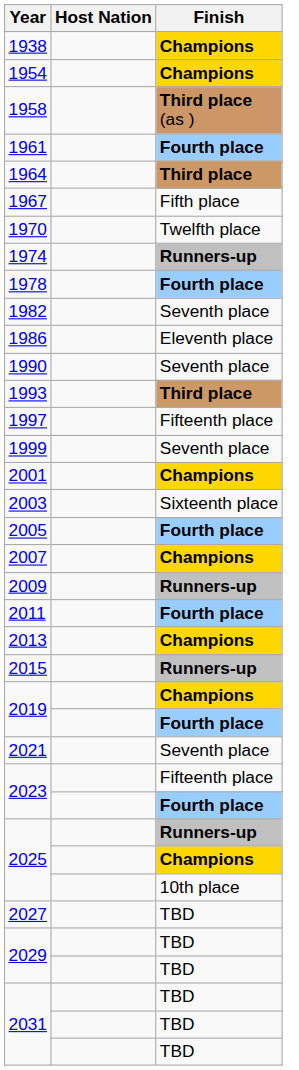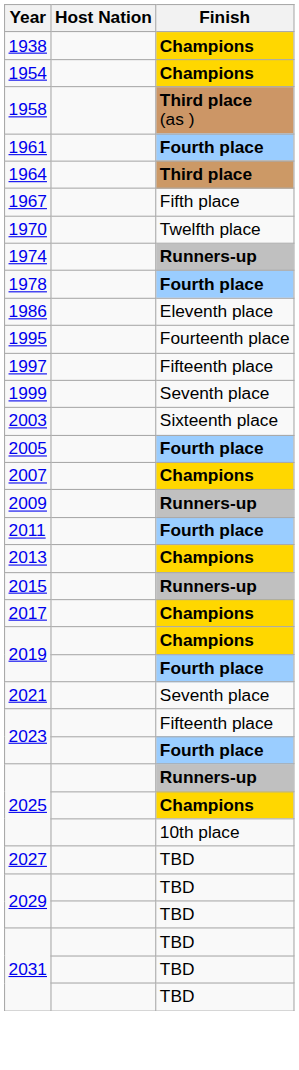- row: (28, 311)
- row: (28, 366)
- row: (28, 393)
+ row: (28, 339)
- row: (28, 476)
+ row: (28, 613)
